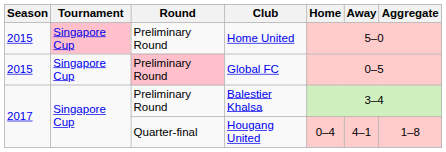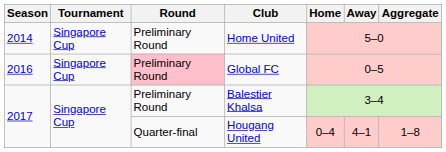(20, 38) 2015 -> (20, 38) 2014
(80, 38) pink background -> (80, 38) no background
(20, 69) 2015 -> (20, 69) 2016
